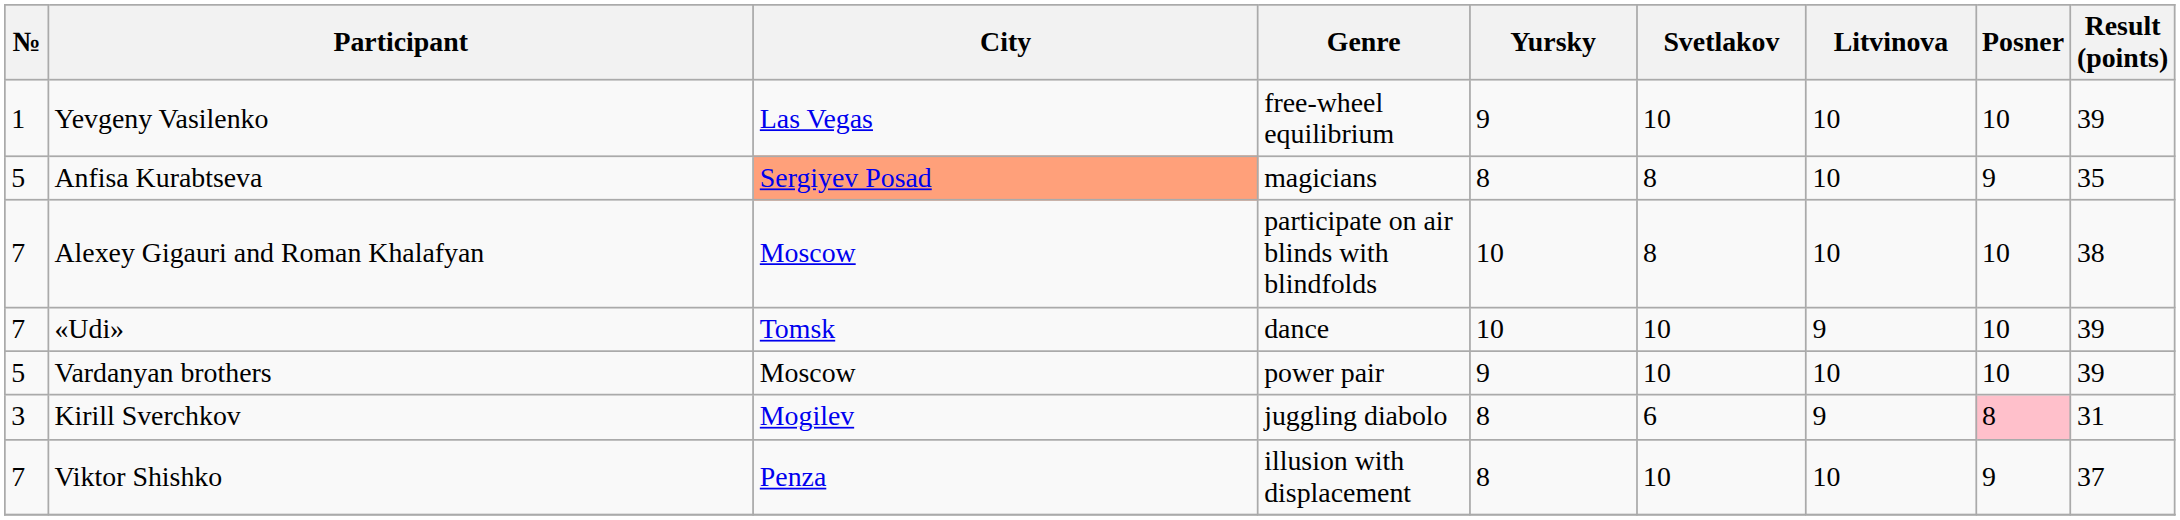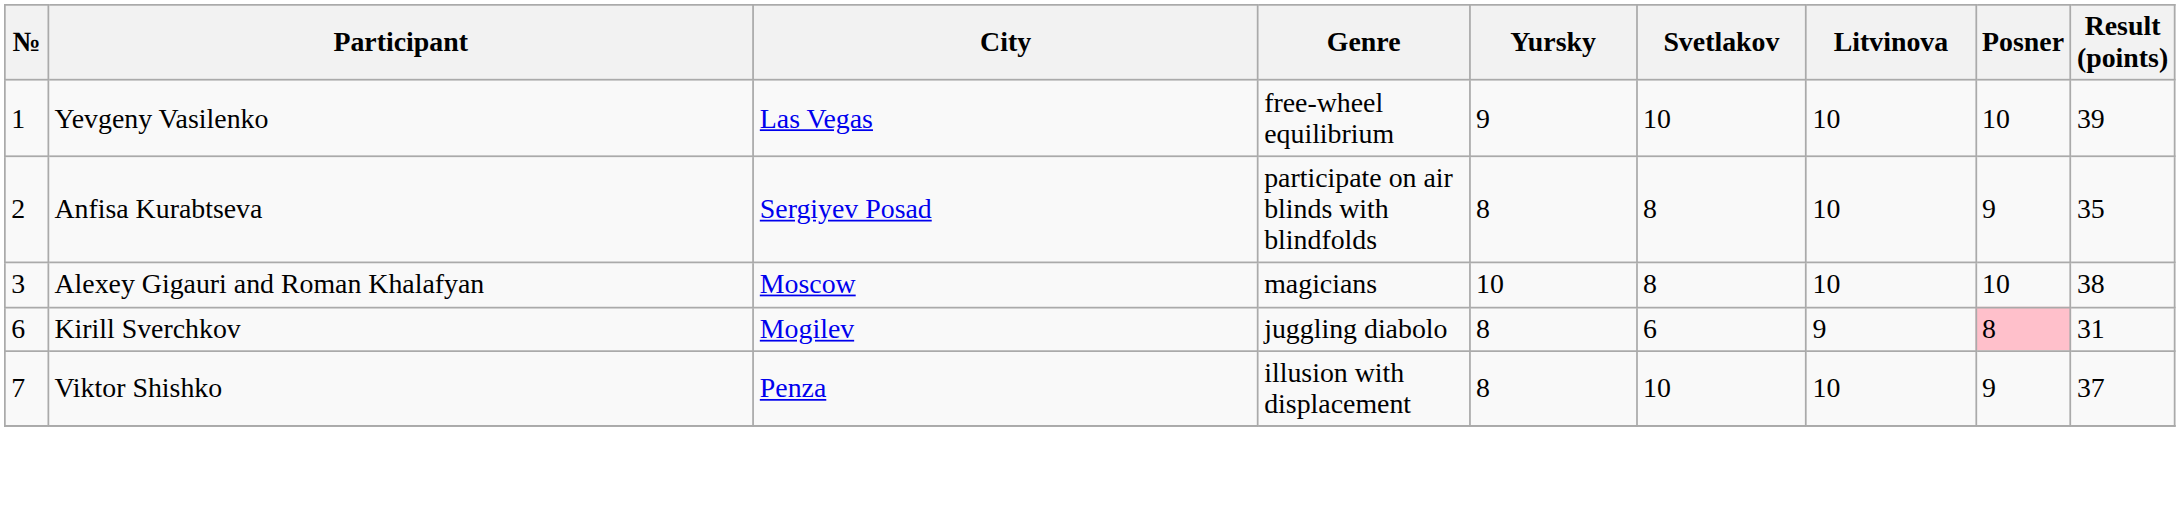(18, 177) 5 -> (18, 208) 2
(846, 177) lightsalmon background -> (846, 208) no background
(1321, 177) magicians -> (1358, 208) participate on air blinds with blindfolds
(18, 252) 7 -> (18, 284) 3
(1358, 252) participate on air blinds with blindfolds -> (1321, 284) magicians
- row: (89, 328)
- row: (163, 372)
(18, 416) 3 -> (18, 328) 6
